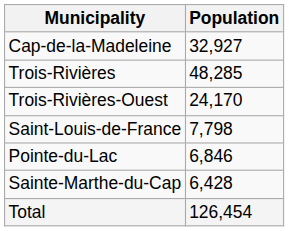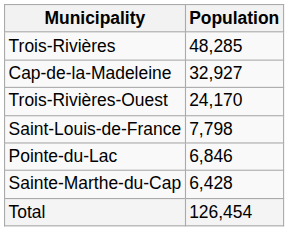rows swapped: (62, 73) <-> (90, 45)
